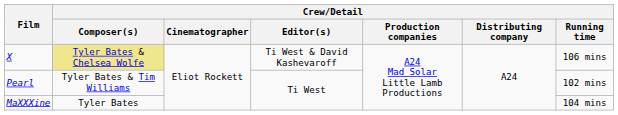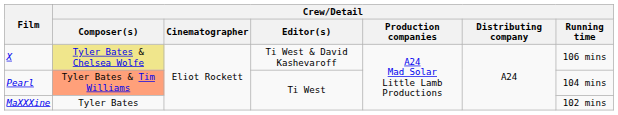(108, 83) no background -> (108, 83) lightsalmon background
(585, 83) 102 mins -> (585, 83) 104 mins
(585, 103) 104 mins -> (585, 103) 102 mins
